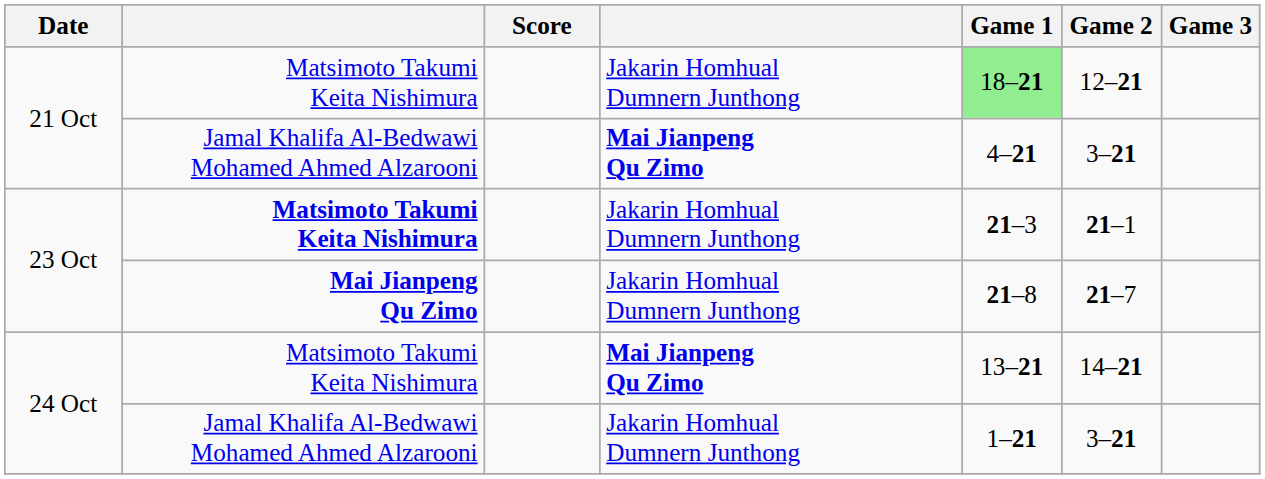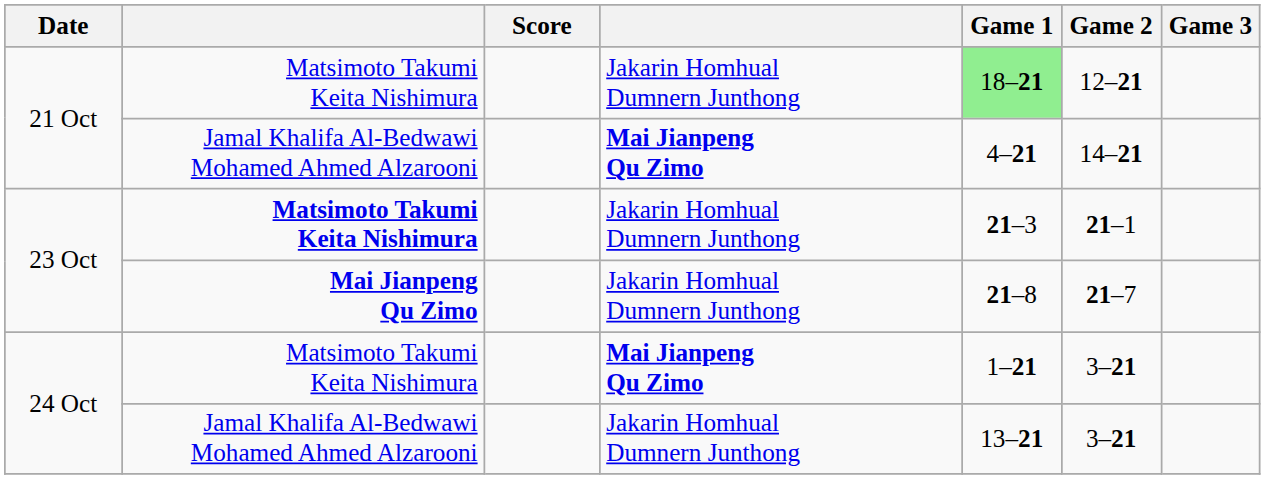(1111, 153) 3–21 -> (1111, 153) 14–21
(1012, 367) 13–21 -> (1012, 367) 1–21
(1111, 367) 14–21 -> (1111, 367) 3–21
(1012, 438) 1–21 -> (1012, 438) 13–21
